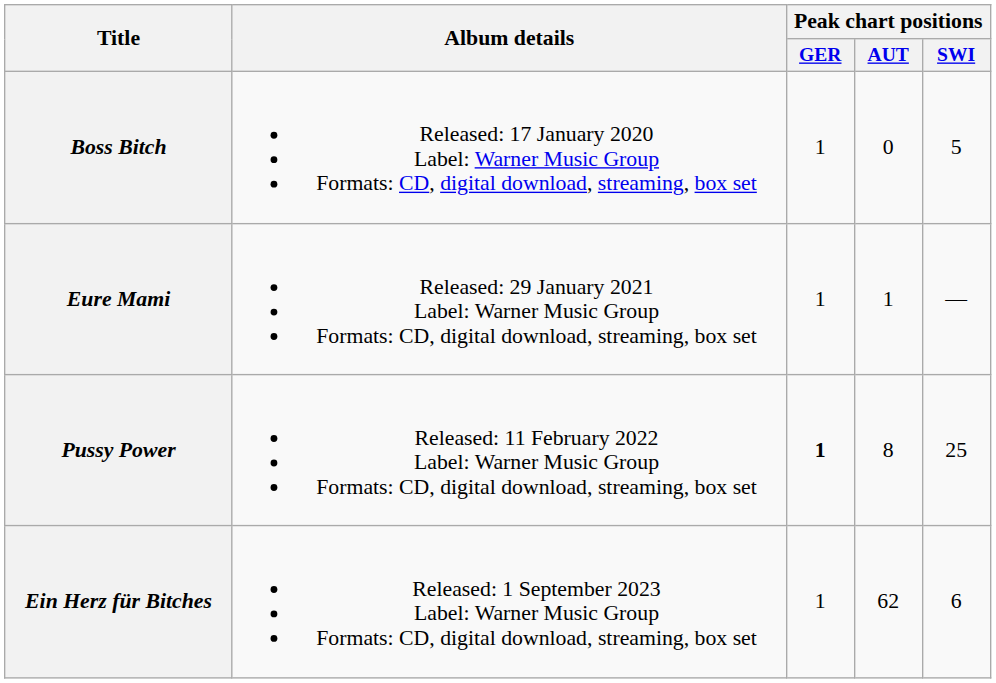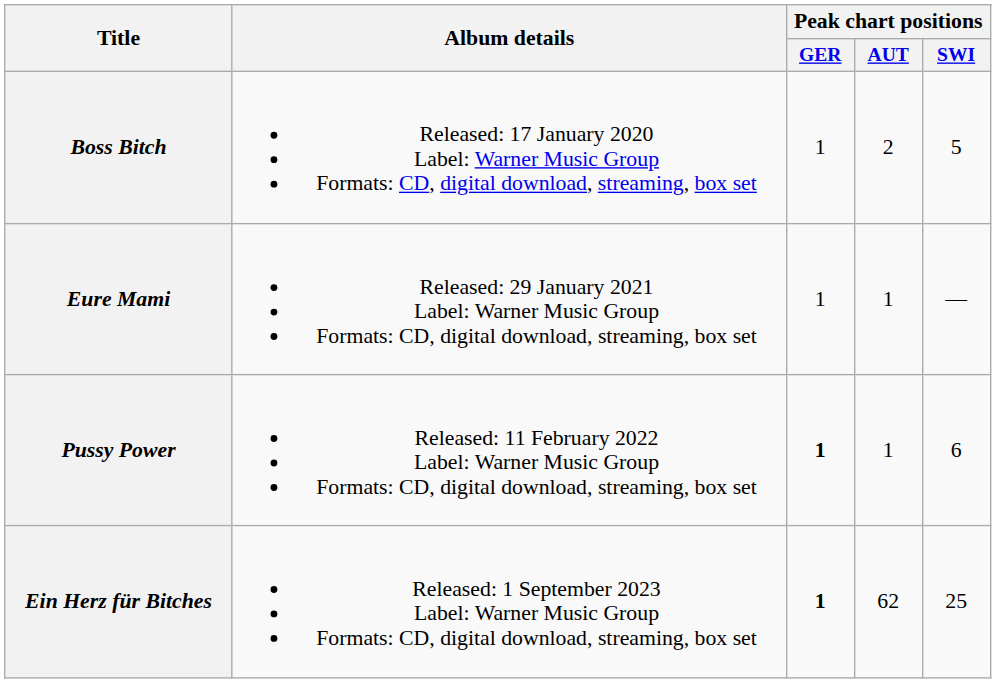(888, 147) 0 -> (888, 147) 2
(888, 449) 8 -> (888, 449) 1
(956, 449) 25 -> (956, 449) 6
(820, 601) normal -> (820, 601) bold
(956, 601) 6 -> (956, 601) 25
